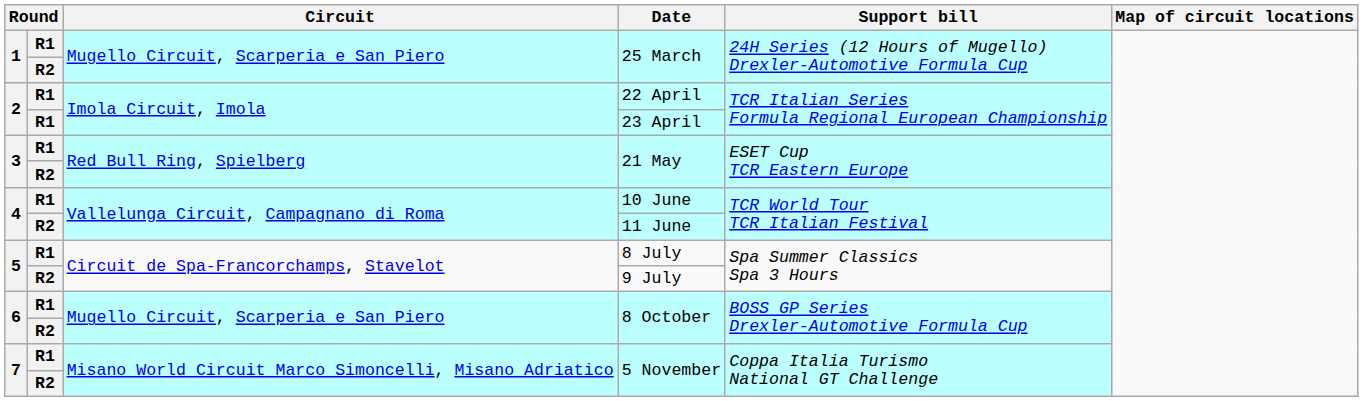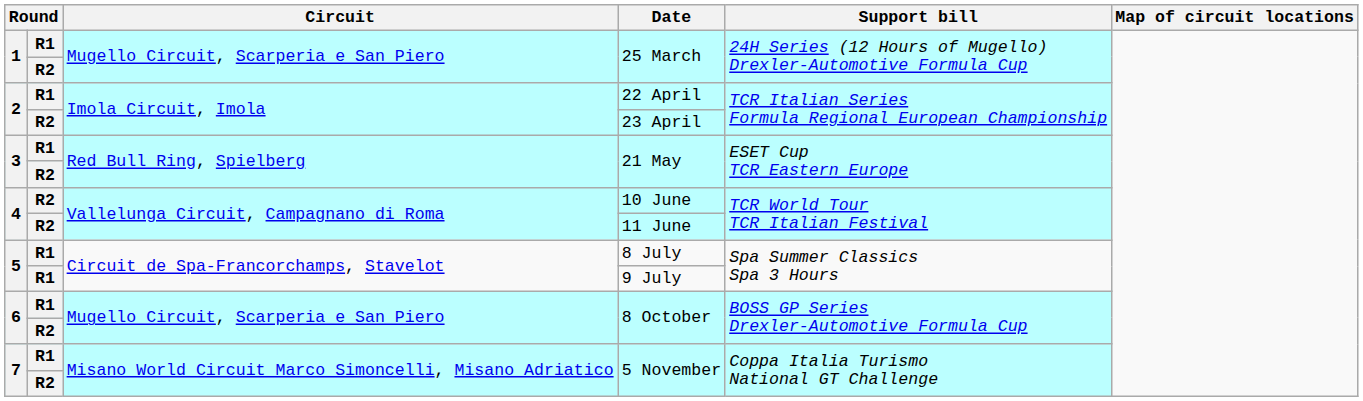(45, 122) R1 -> (45, 122) R2
(45, 201) R1 -> (45, 201) R2
(45, 279) R2 -> (45, 279) R1
